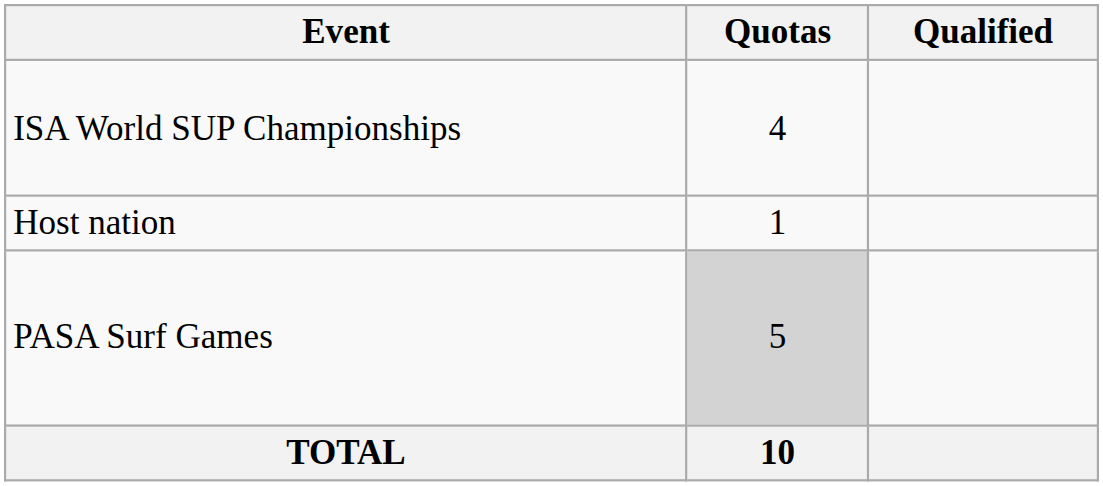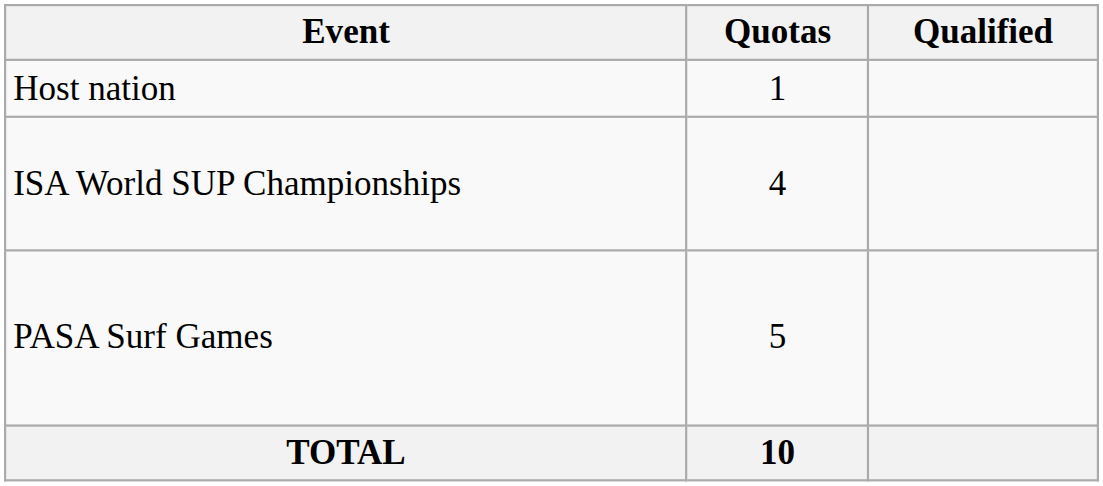rows swapped: (94, 222) <-> (237, 127)
(778, 336) lightgrey background -> (778, 336) no background
